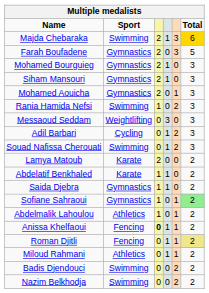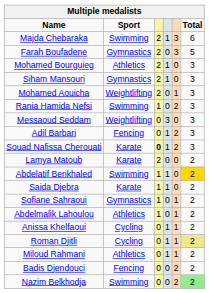(193, 39) gold background -> (193, 39) no background
(129, 66) Gymnastics -> (129, 66) Athletics
(129, 93) Gymnastics -> (129, 93) Weightlifting
(129, 133) Cycling -> (129, 133) Fencing
(129, 147) Swimming -> (129, 147) Karate
(159, 147) normal -> (159, 147) bold
(129, 174) Karate -> (129, 174) Swimming
(193, 174) no background -> (193, 174) gold background
(129, 187) Gymnastics -> (129, 187) Karate
(193, 201) lightgreen background -> (193, 201) no background
(129, 228) Fencing -> (129, 228) Cycling
(159, 228) bold -> (159, 228) normal
(129, 241) Fencing -> (129, 241) Cycling
(129, 268) Swimming -> (129, 268) Fencing
(193, 282) no background -> (193, 282) lightgreen background
